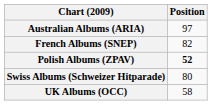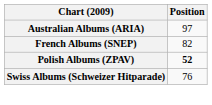(187, 76) 80 -> (187, 76) 76
- row: (86, 92)
